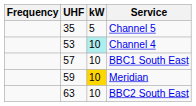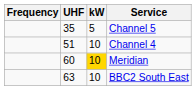(69, 45) 53 -> (69, 45) 51
(95, 45) paleturquoise background -> (95, 45) no background
- row: (149, 61)
(69, 77) 59 -> (69, 61) 60
